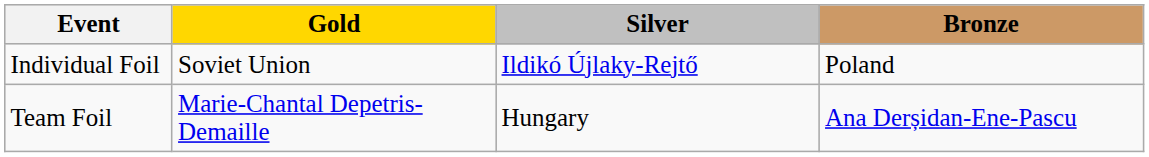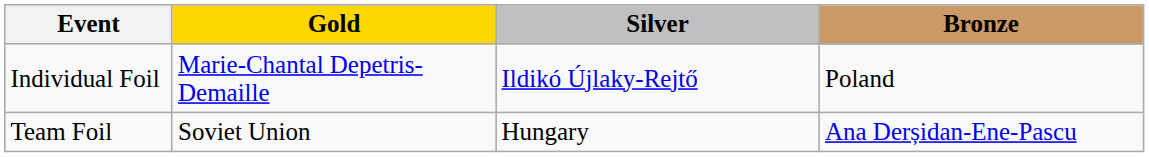(244, 63) Soviet Union -> (300, 77) Marie-Chantal Depetris-Demaille
(300, 117) Marie-Chantal Depetris-Demaille -> (244, 131) Soviet Union
